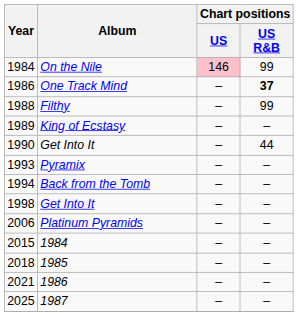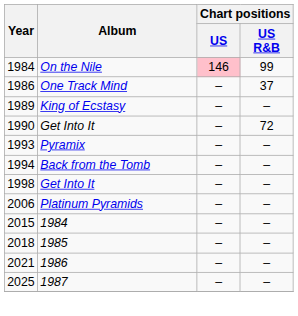(267, 86) bold -> (267, 86) normal
- row: (21, 106)
(267, 145) 44 -> (267, 125) 72
